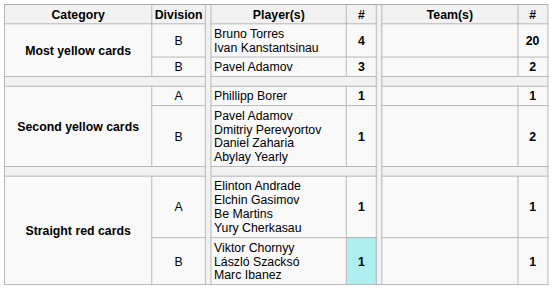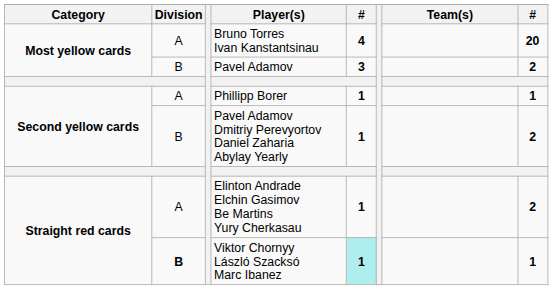(179, 41) B -> (179, 41) A
(533, 207) 1 -> (533, 207) 2
(179, 261) normal -> (179, 261) bold
